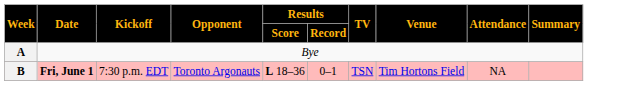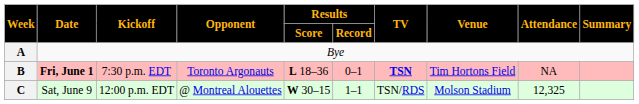(362, 71) normal -> (401, 71) bold
+ row: (21, 90)
